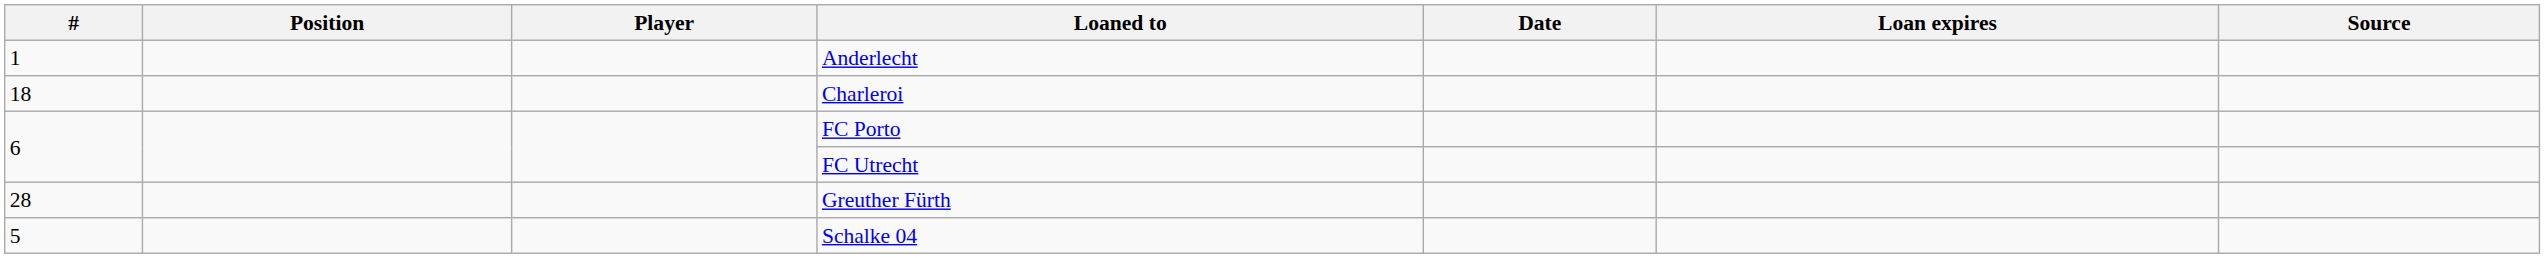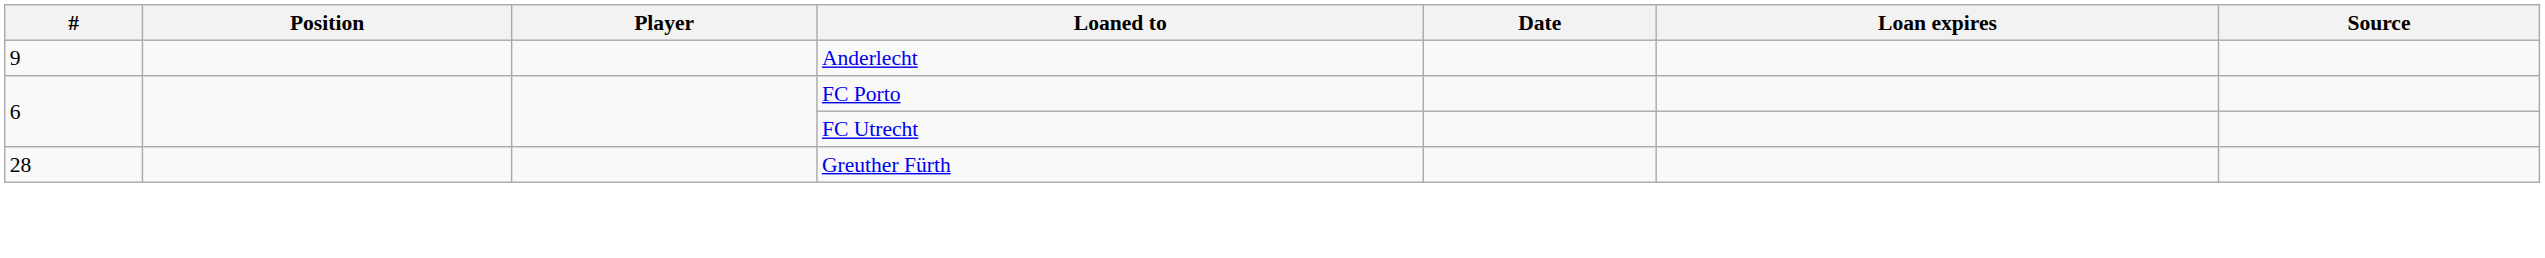(15, 58) 1 -> (15, 58) 9
- row: (863, 93)
- row: (870, 236)
